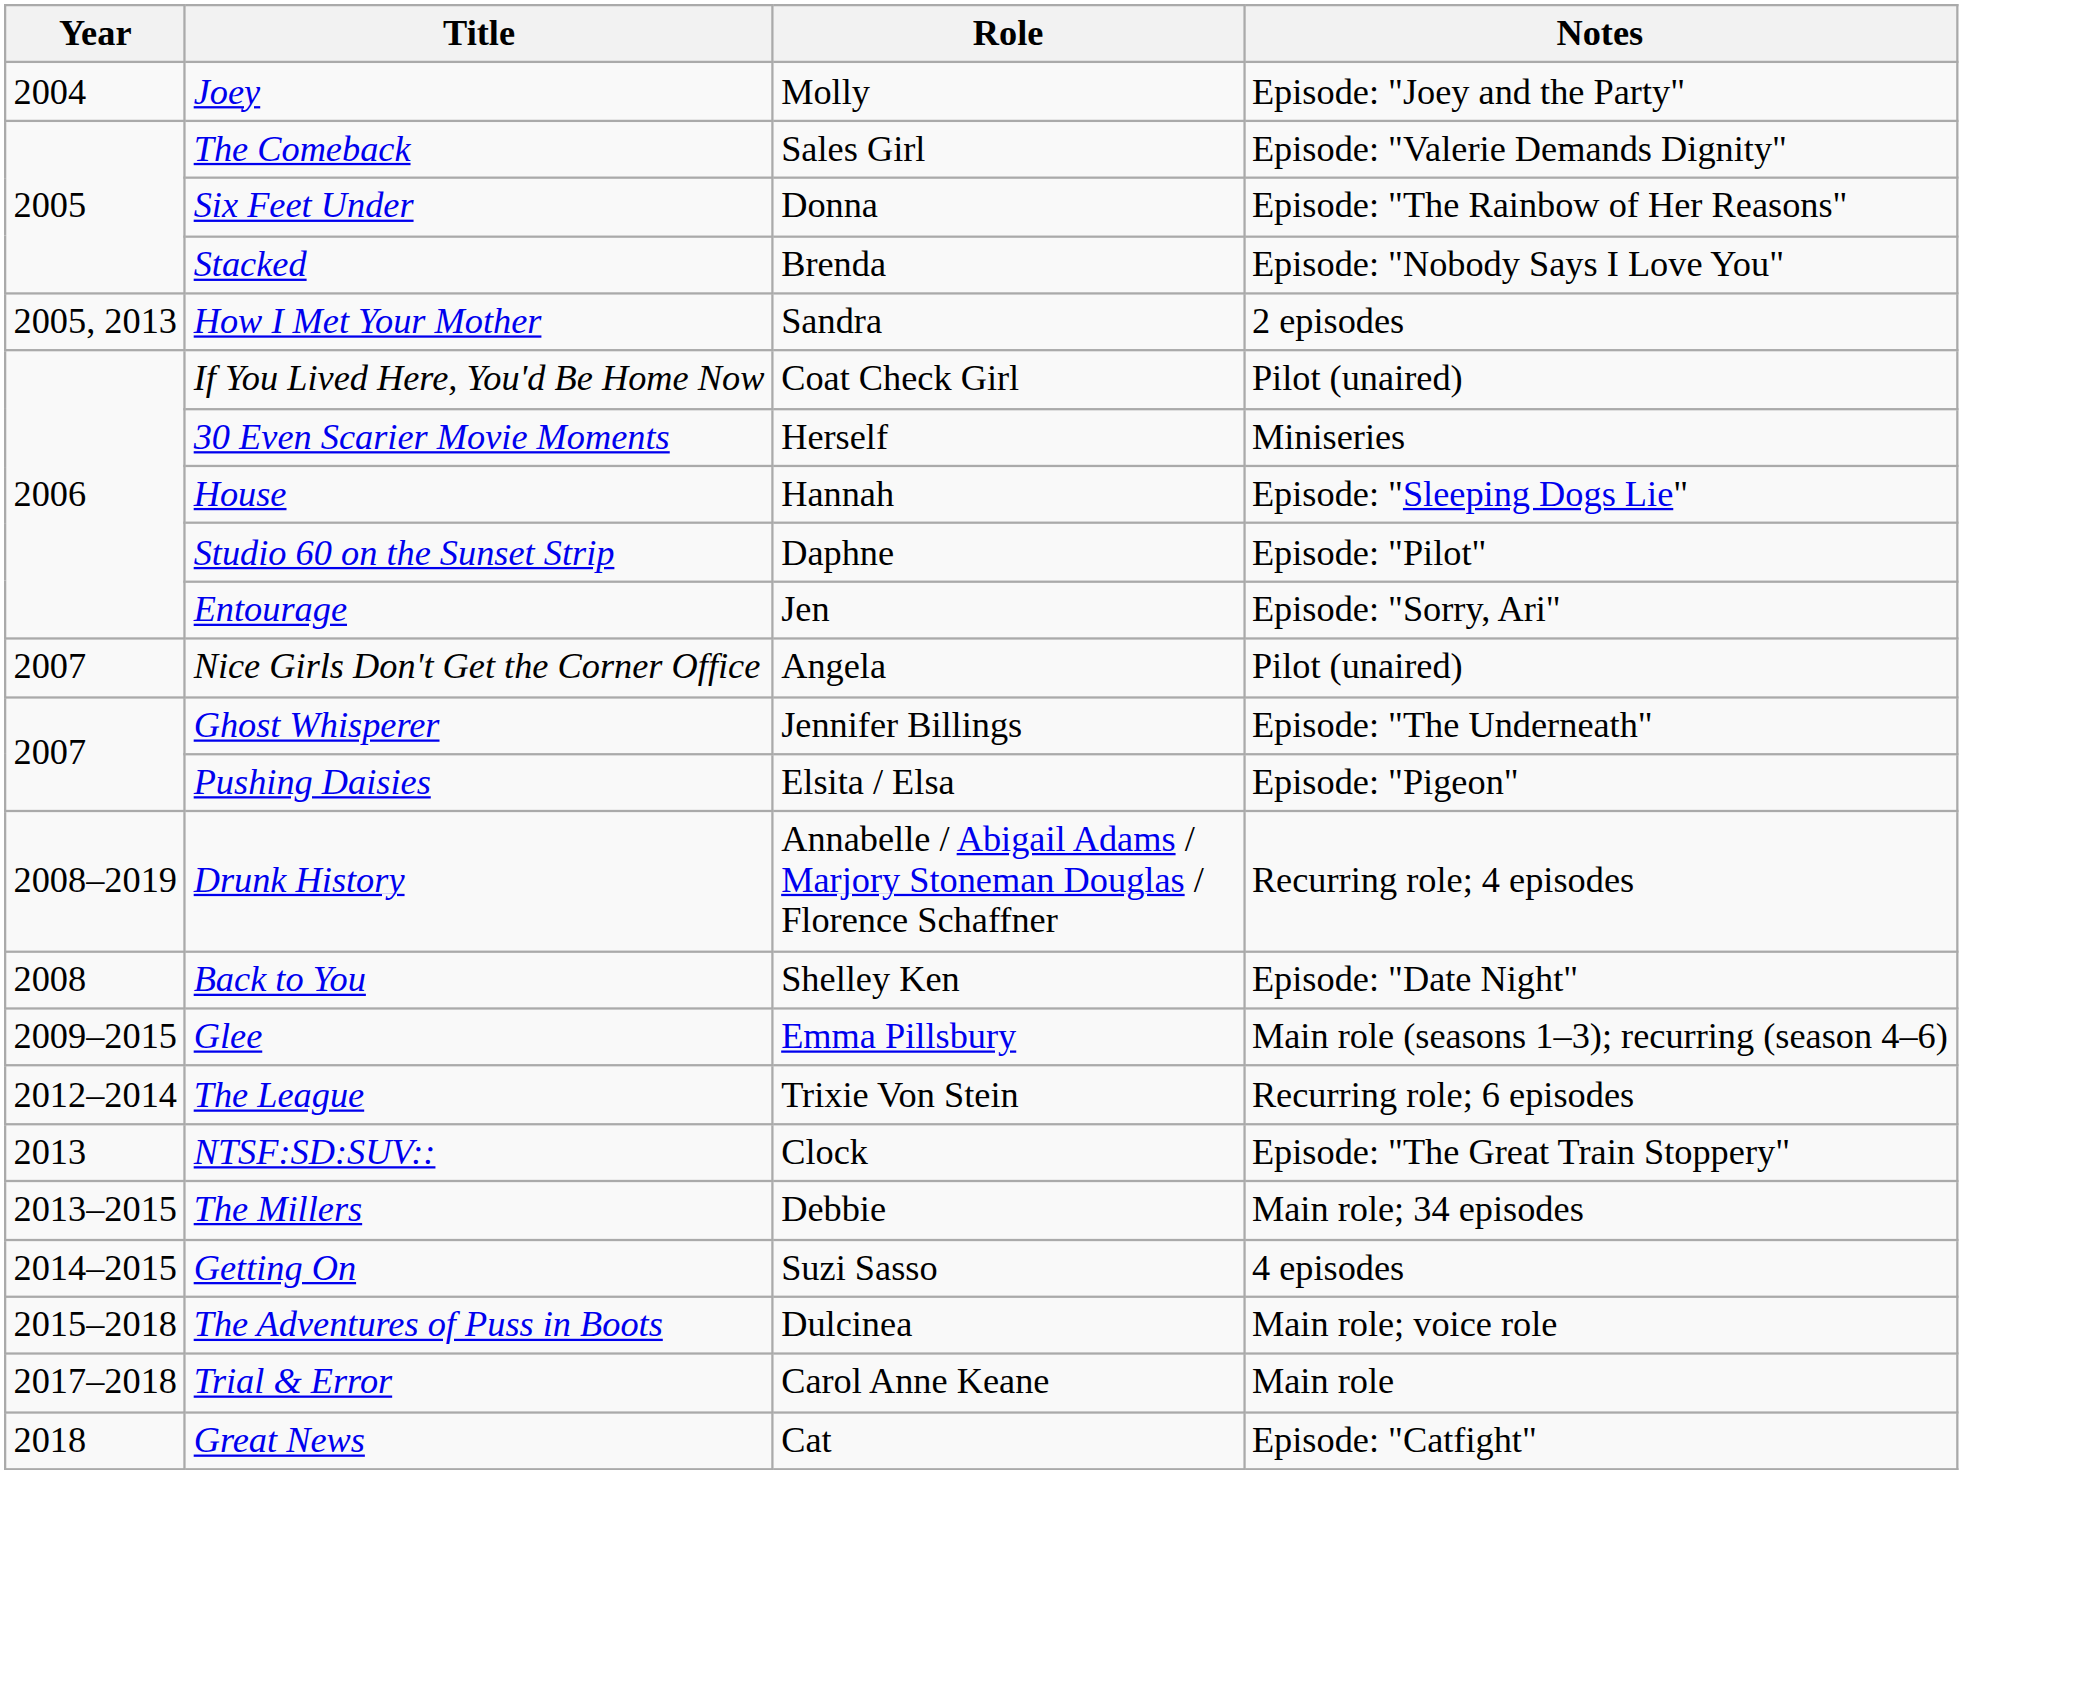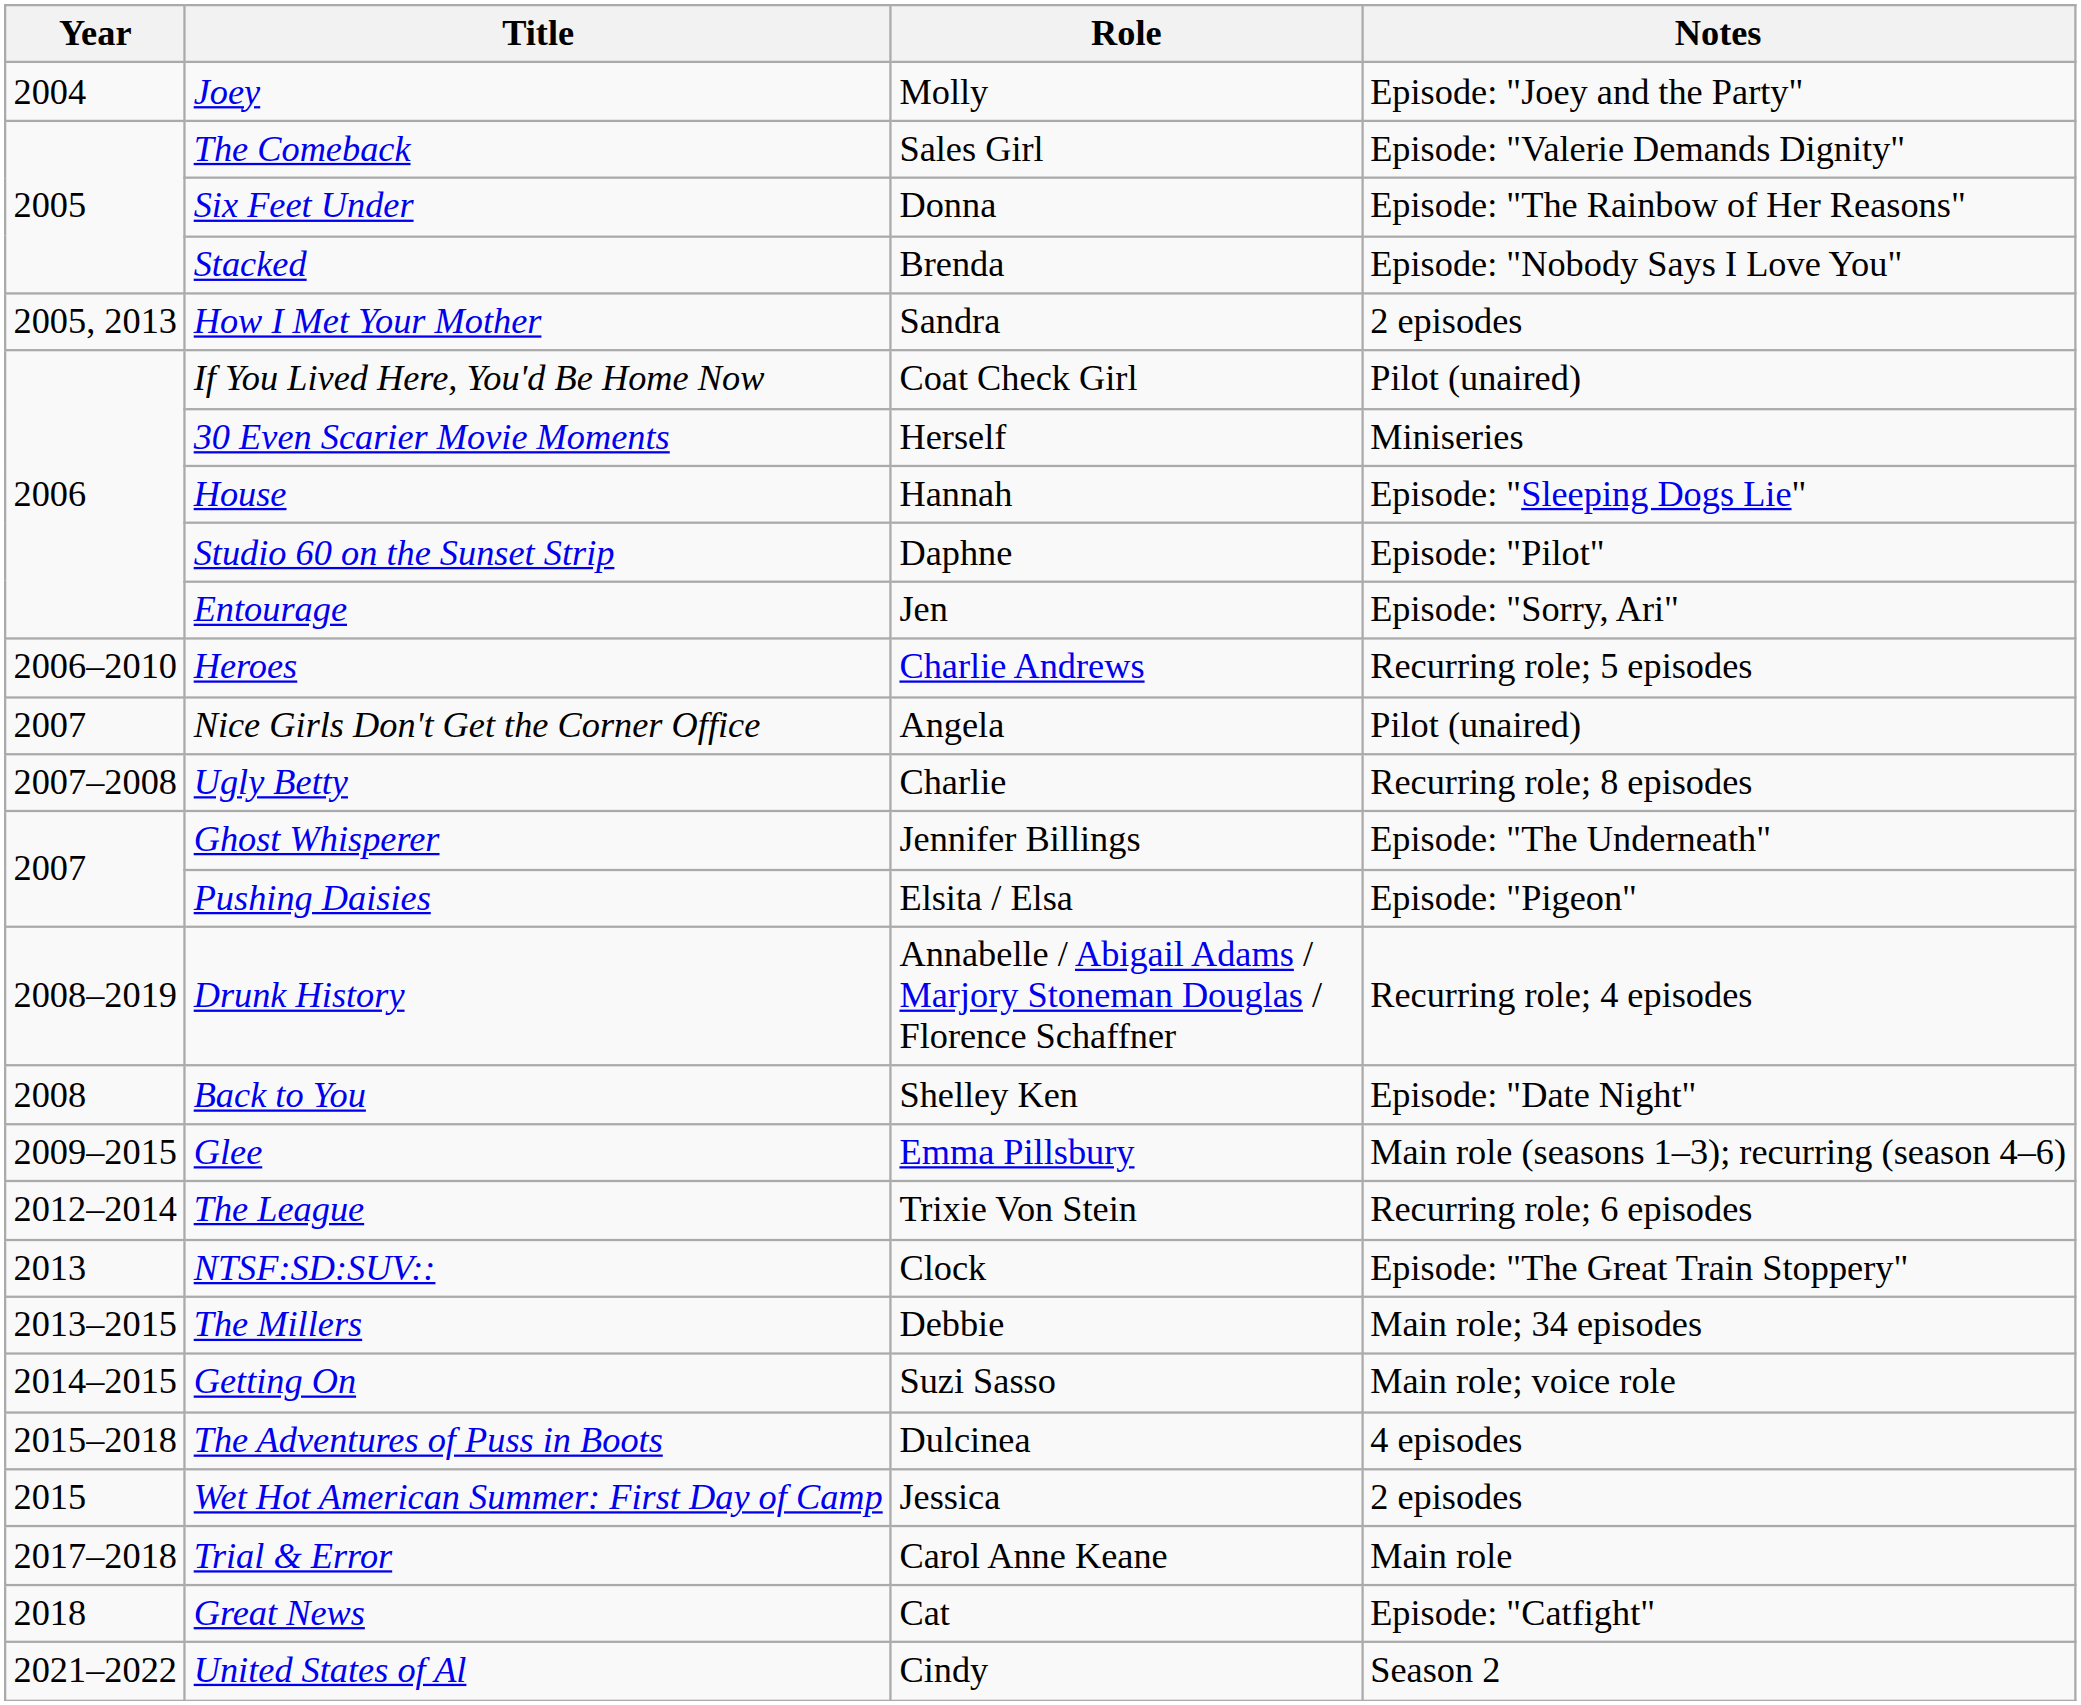+ row: (245, 666)
+ row: (271, 782)
(1328, 1267) 4 episodes -> (1523, 1382) Main role; voice role
(1405, 1324) Main role; voice role -> (1446, 1439) 4 episodes
+ row: (538, 1497)
+ row: (330, 1670)
